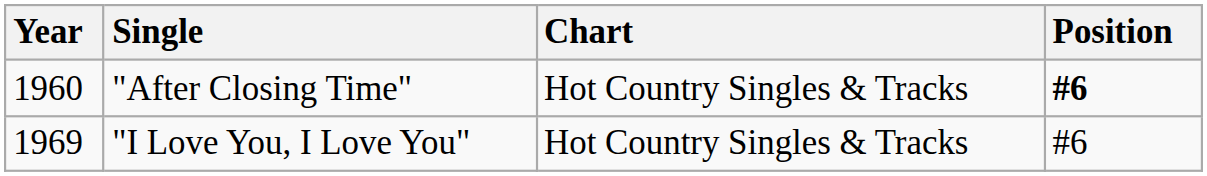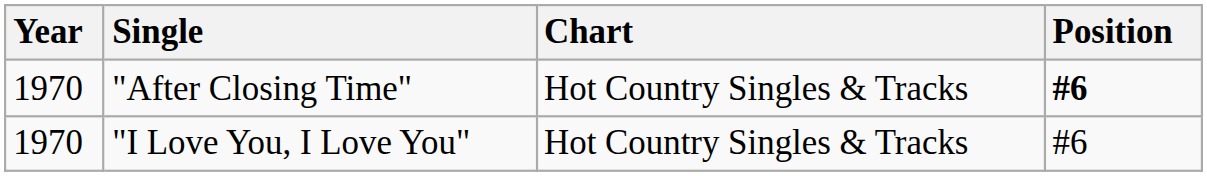(48, 87) 1960 -> (48, 87) 1970
(48, 142) 1969 -> (48, 142) 1970
